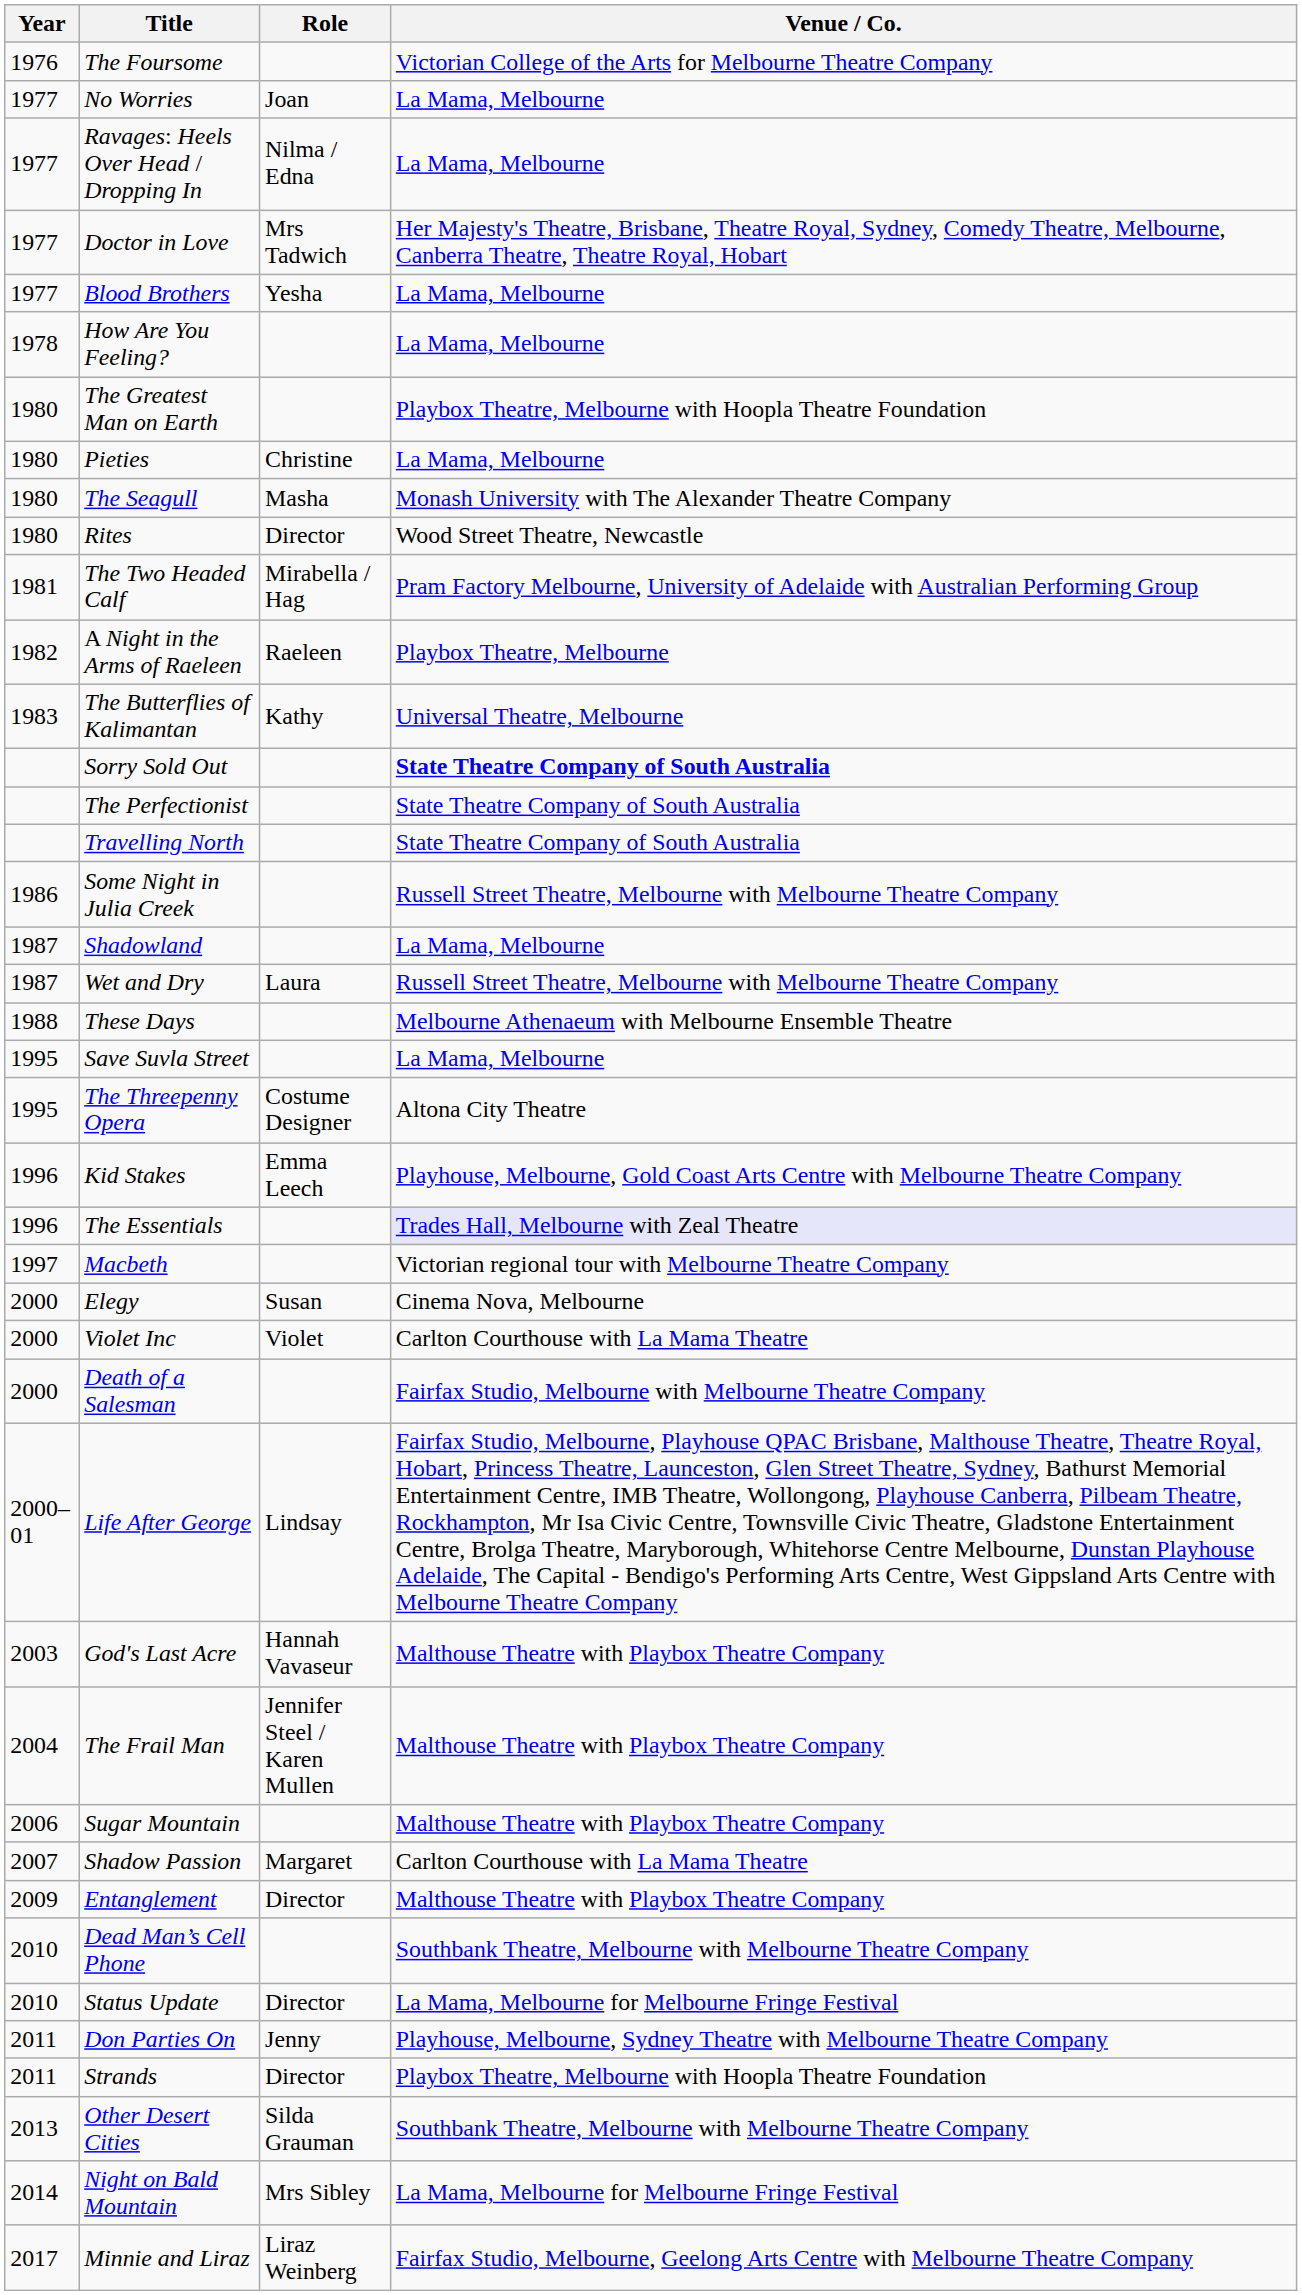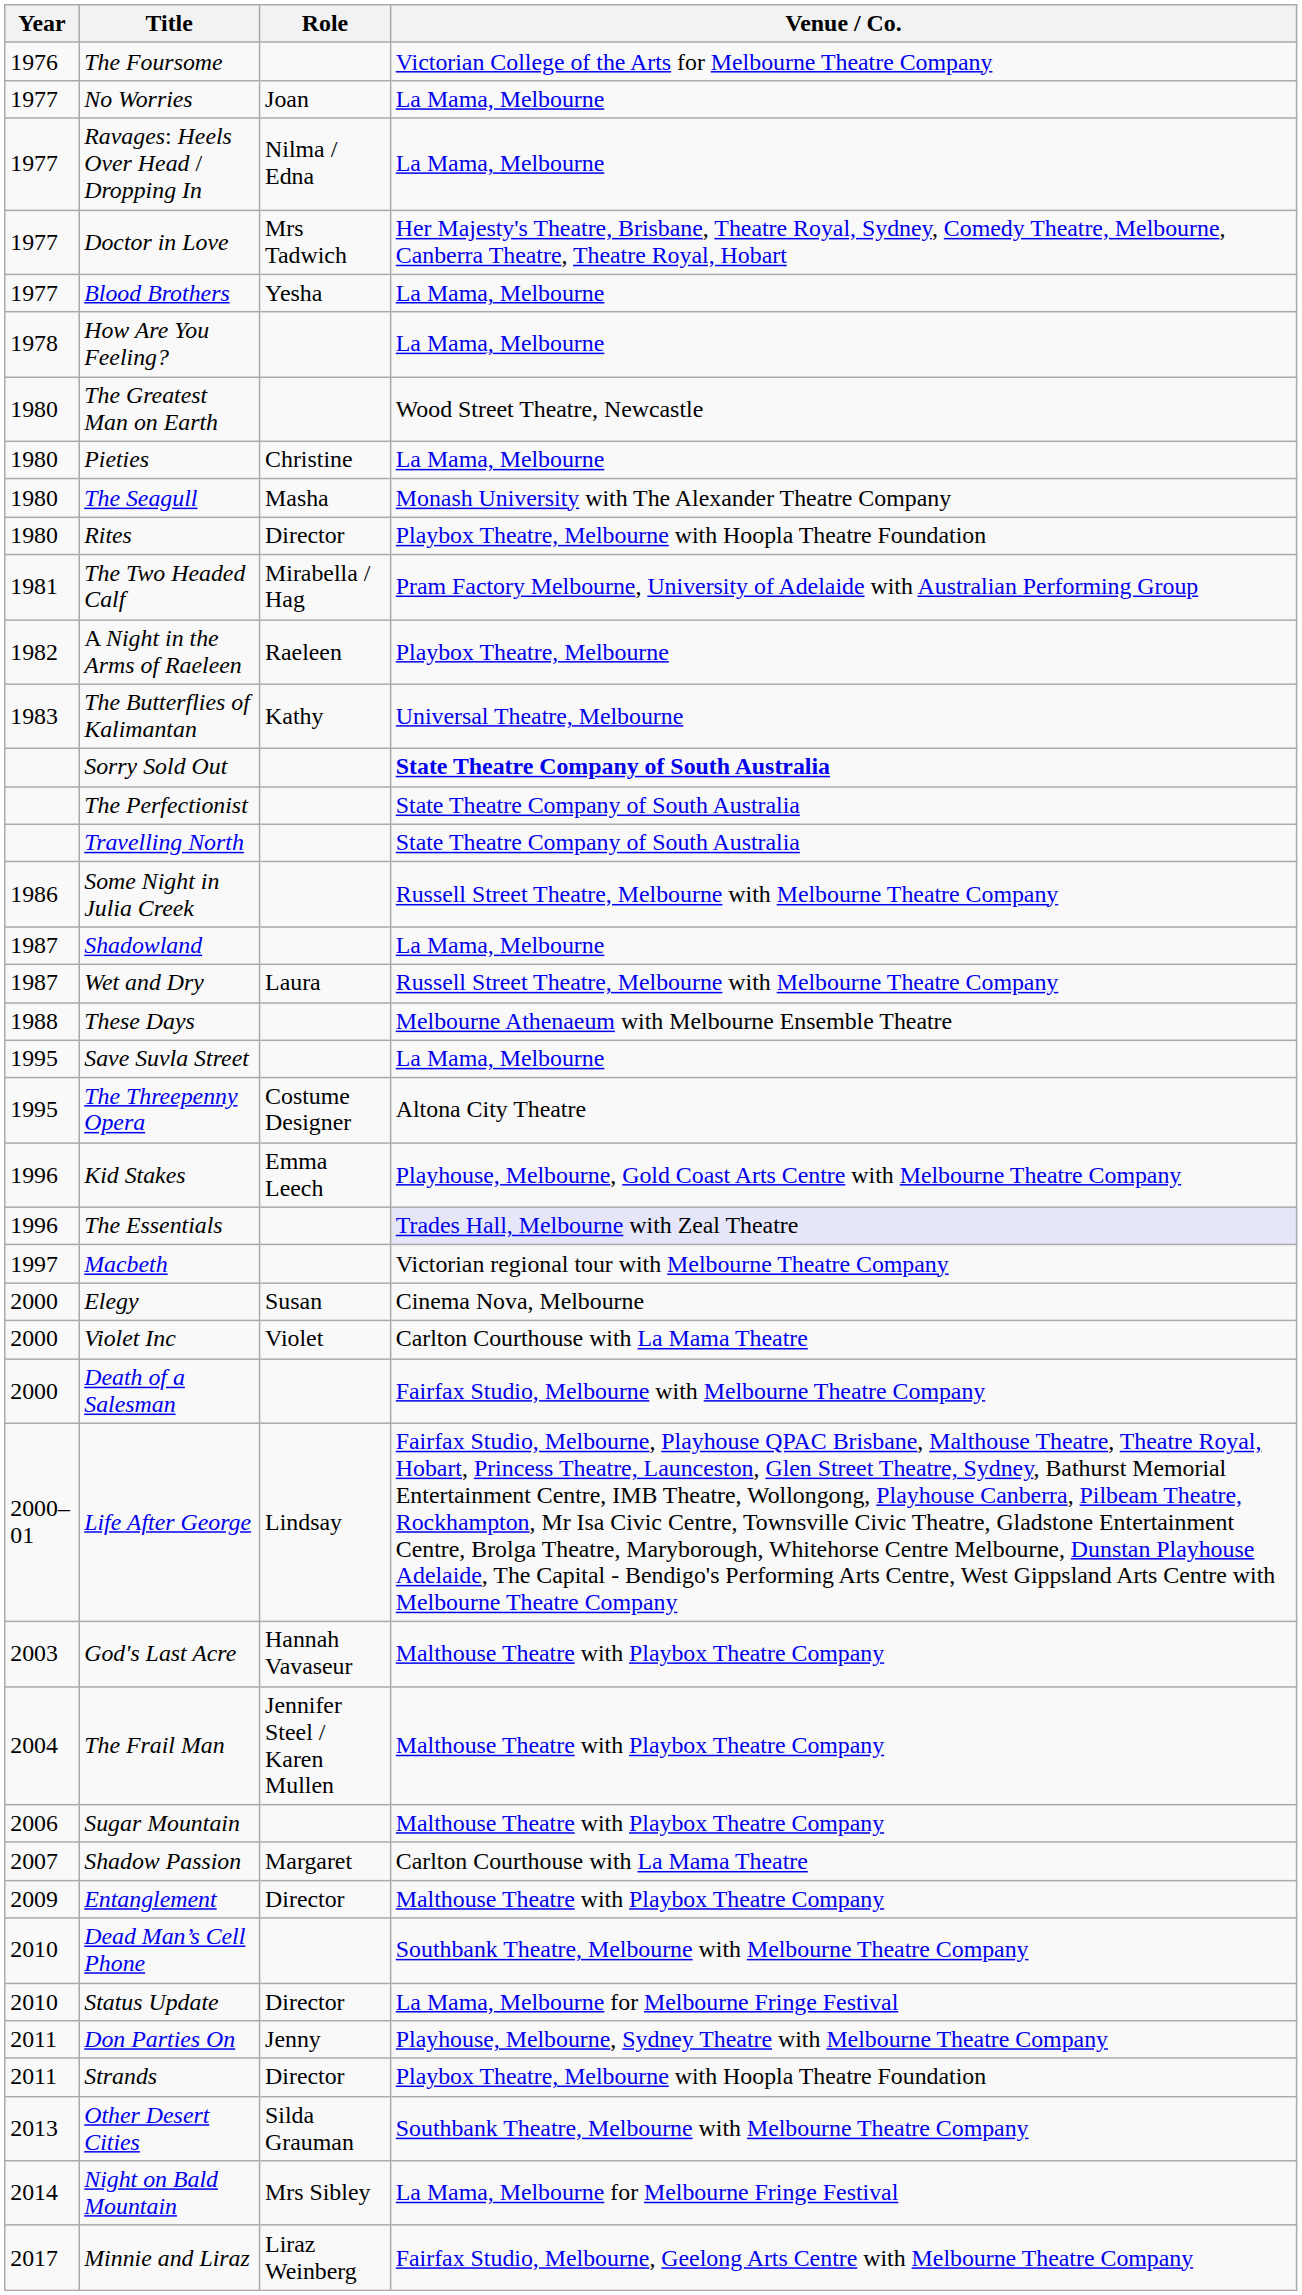(691, 408) Playbox Theatre, Melbourne with Hoopla Theatre Foundation -> (550, 408) Wood Street Theatre, Newcastle
(550, 535) Wood Street Theatre, Newcastle -> (691, 535) Playbox Theatre, Melbourne with Hoopla Theatre Foundation
